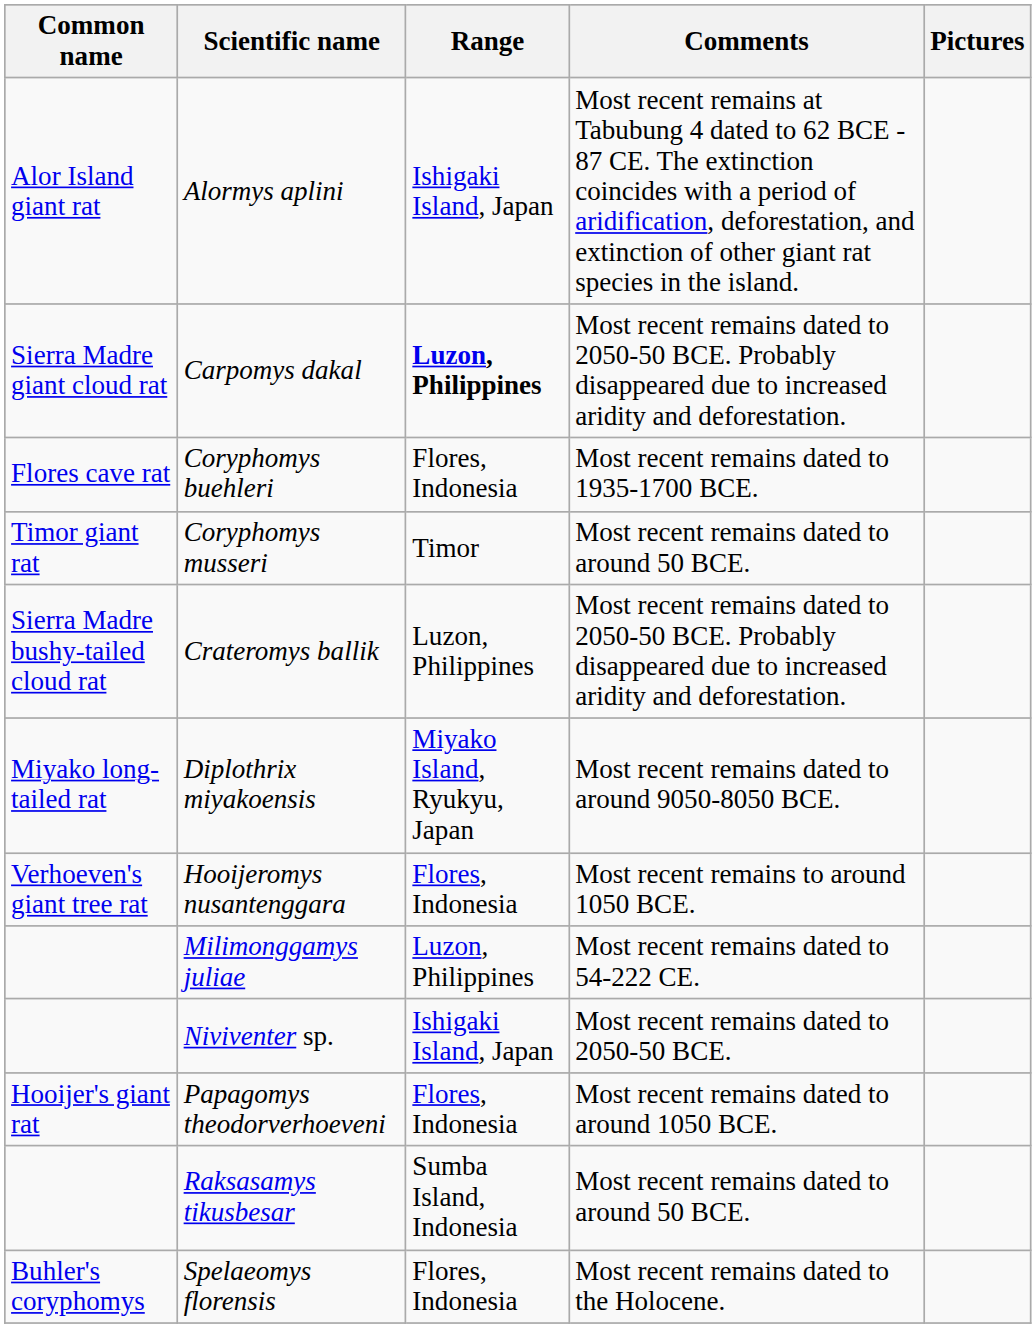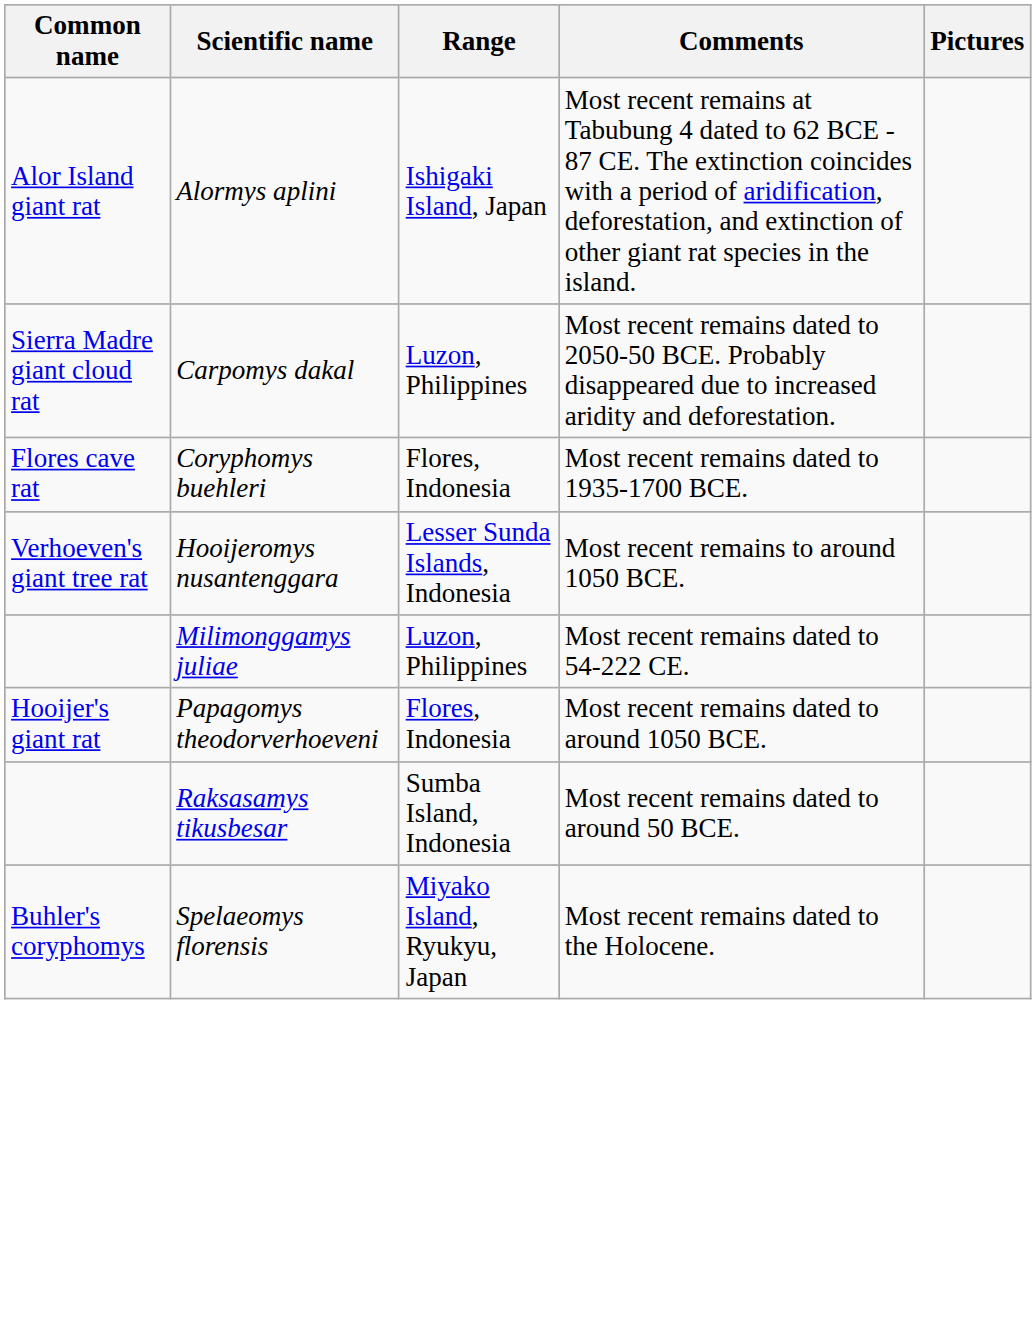(477, 370) bold -> (467, 370) normal
- row: (252, 547)
- row: (281, 651)
- row: (250, 785)
(465, 888) Flores, Indonesia -> (478, 562) Lesser Sunda Islands, Indonesia
- row: (259, 1035)
(465, 1285) Flores, Indonesia -> (451, 931) Miyako Island, Ryukyu, Japan
